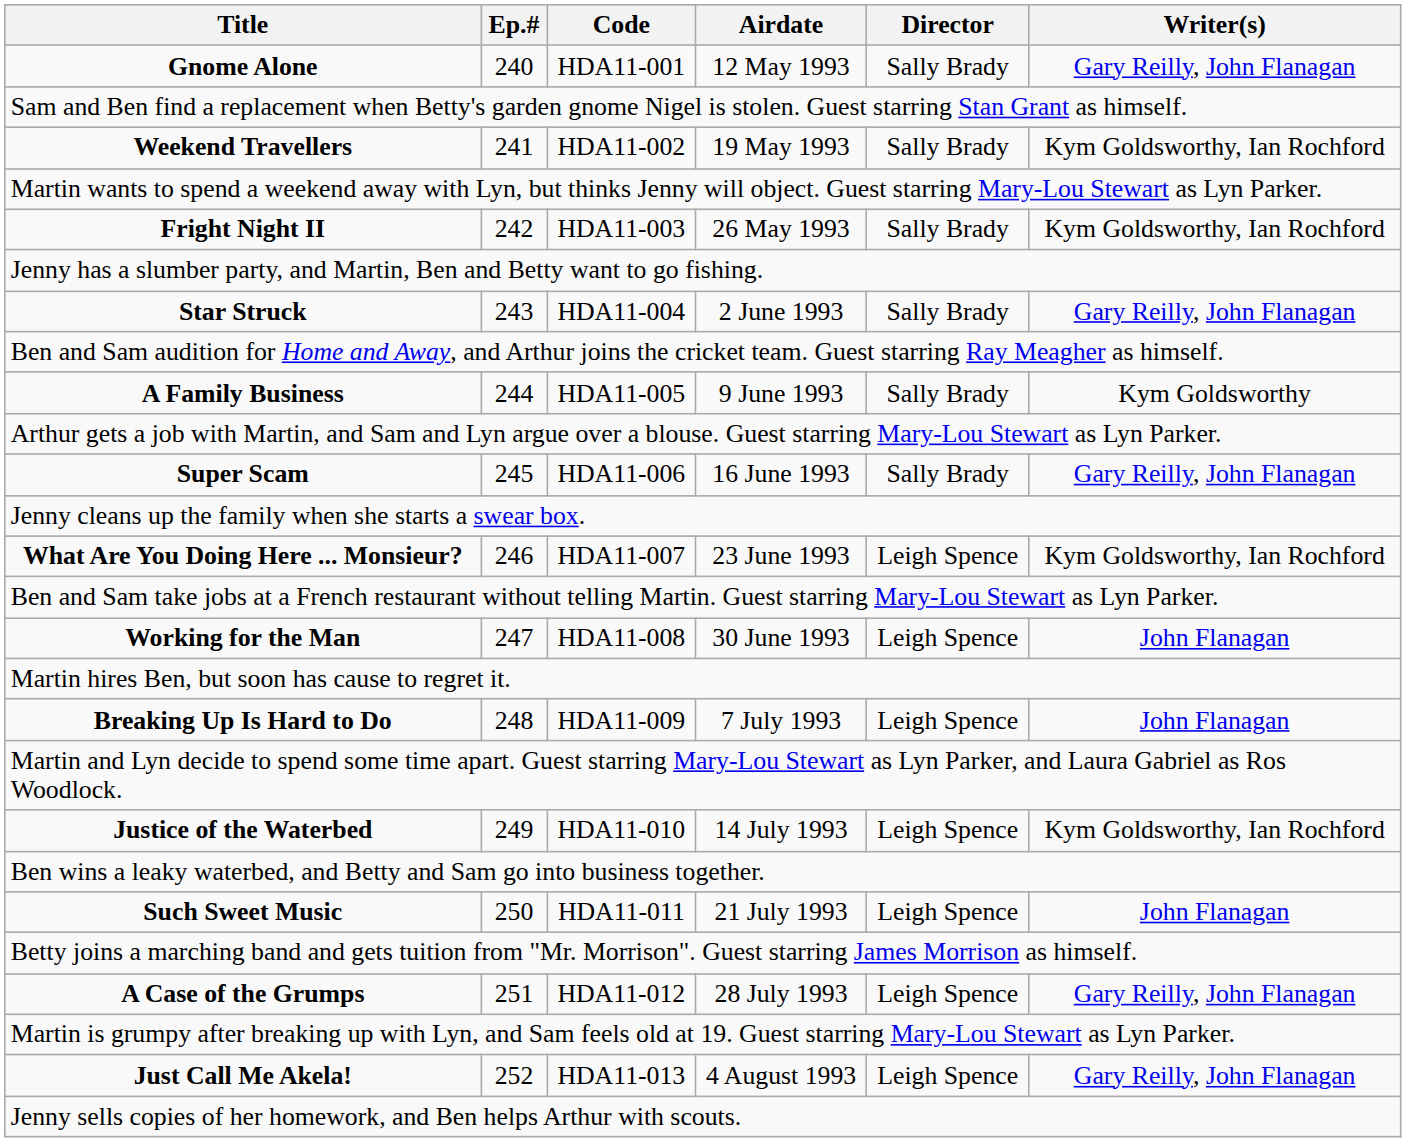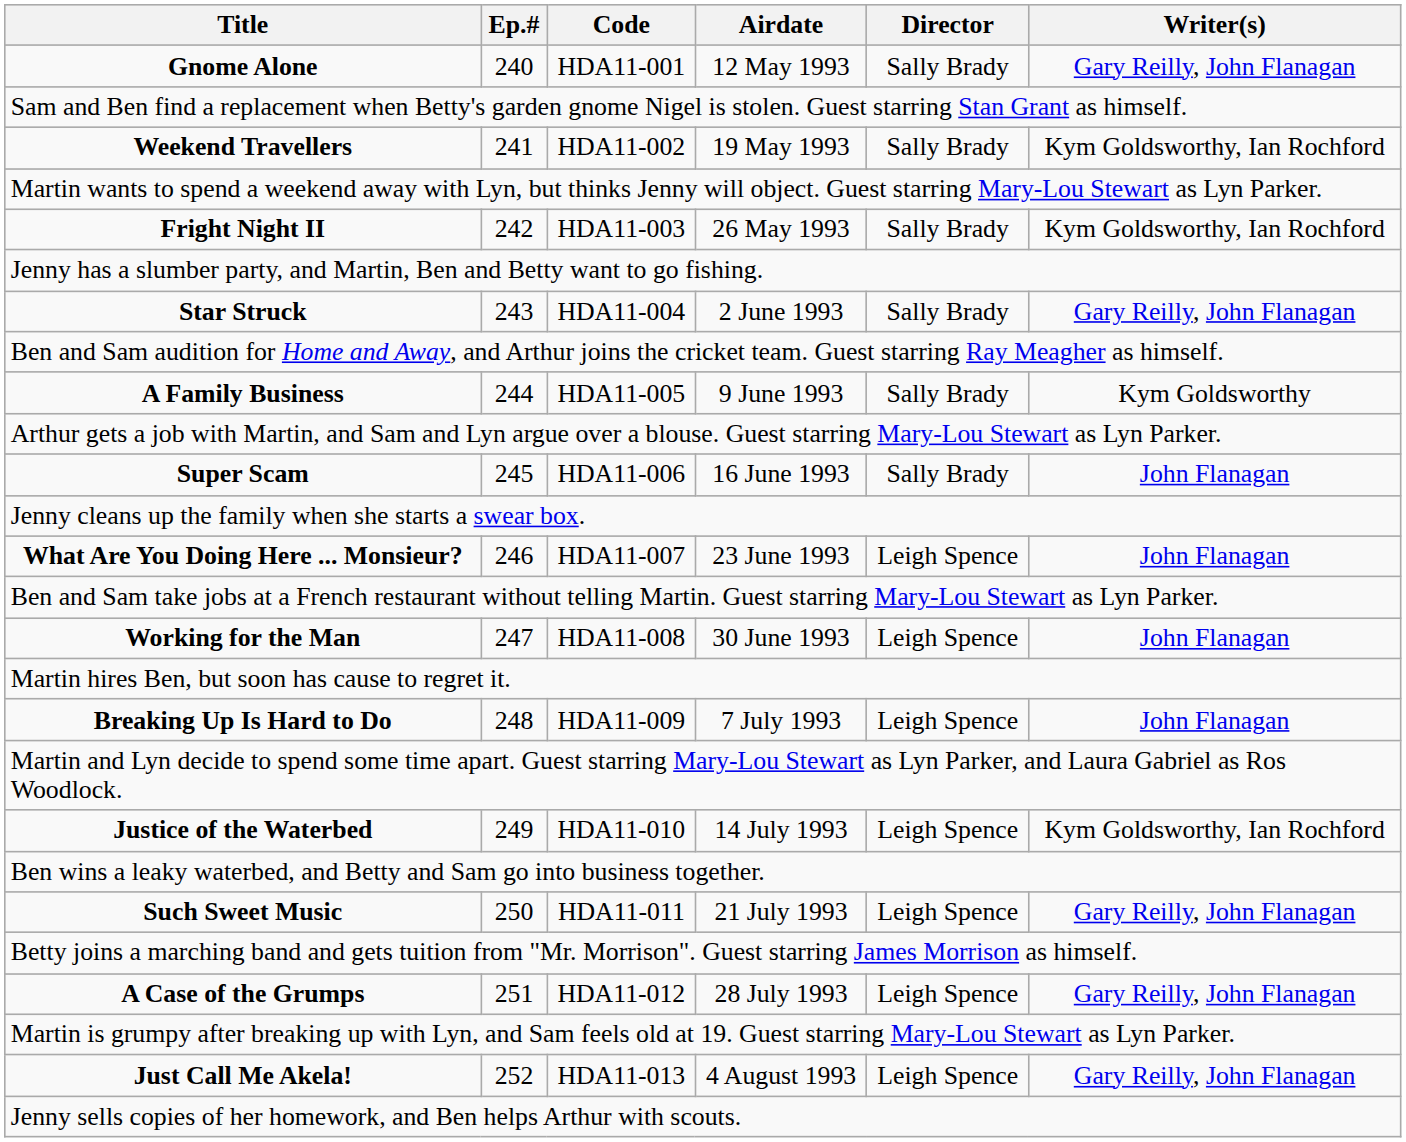(1215, 474) Gary Reilly, John Flanagan -> (1215, 474) John Flanagan
(1215, 556) Kym Goldsworthy, Ian Rochford -> (1215, 556) John Flanagan
(1215, 911) John Flanagan -> (1215, 911) Gary Reilly, John Flanagan
